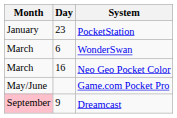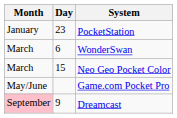(60, 68) 16 -> (60, 68) 15
